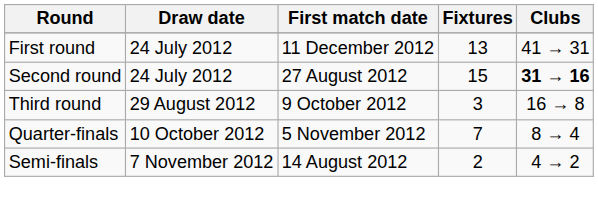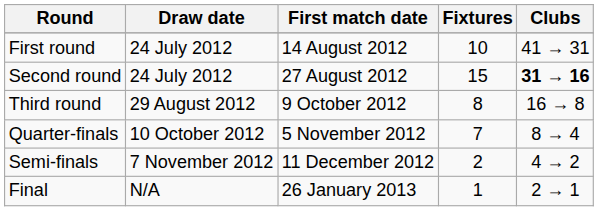(358, 47) 11 December 2012 -> (345, 47) 14 August 2012
(478, 47) 13 -> (478, 47) 10
(478, 104) 3 -> (478, 104) 8
(345, 162) 14 August 2012 -> (358, 162) 11 December 2012
+ row: (28, 190)
